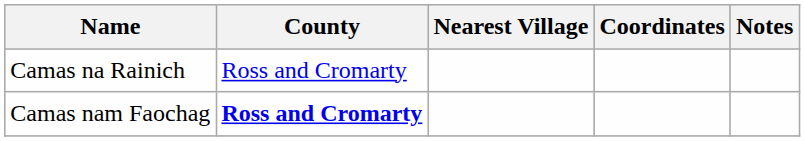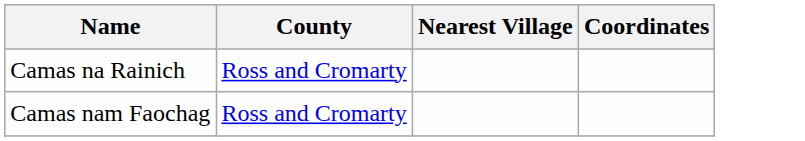- column: (765, 26)
(322, 113) bold -> (314, 113) normal
